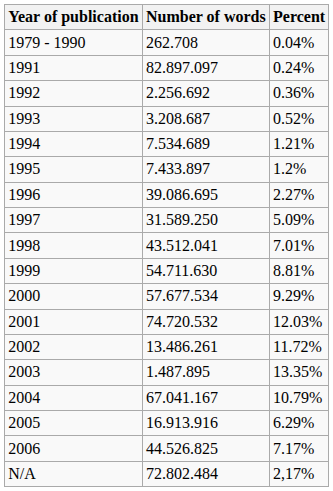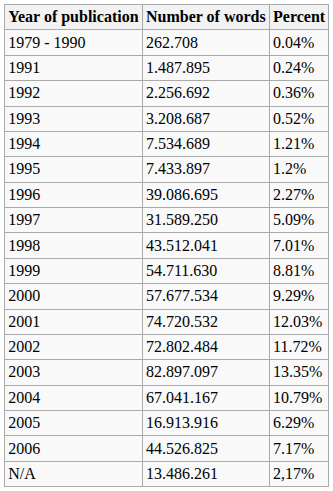(182, 67) 82.897.097 -> (178, 67) 1.487.895
(182, 347) 13.486.261 -> (182, 347) 72.802.484
(178, 372) 1.487.895 -> (182, 372) 82.897.097
(182, 473) 72.802.484 -> (182, 473) 13.486.261
